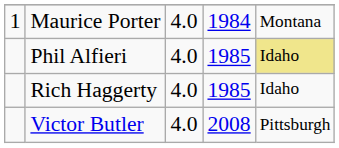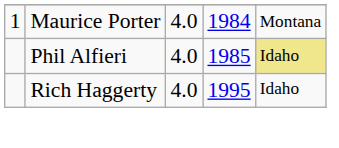(229, 90) 1985 -> (229, 90) 1995
- row: (87, 124)
